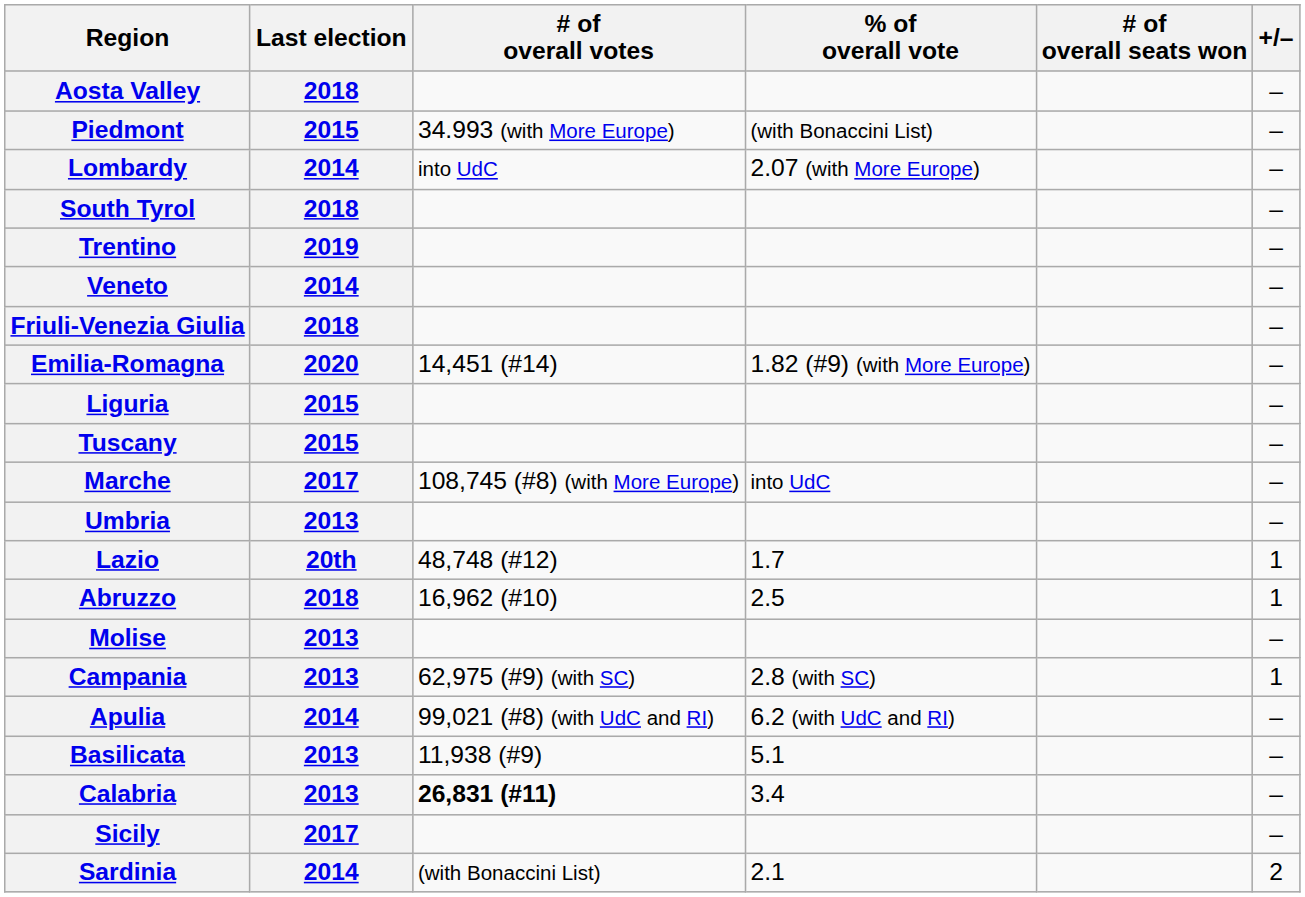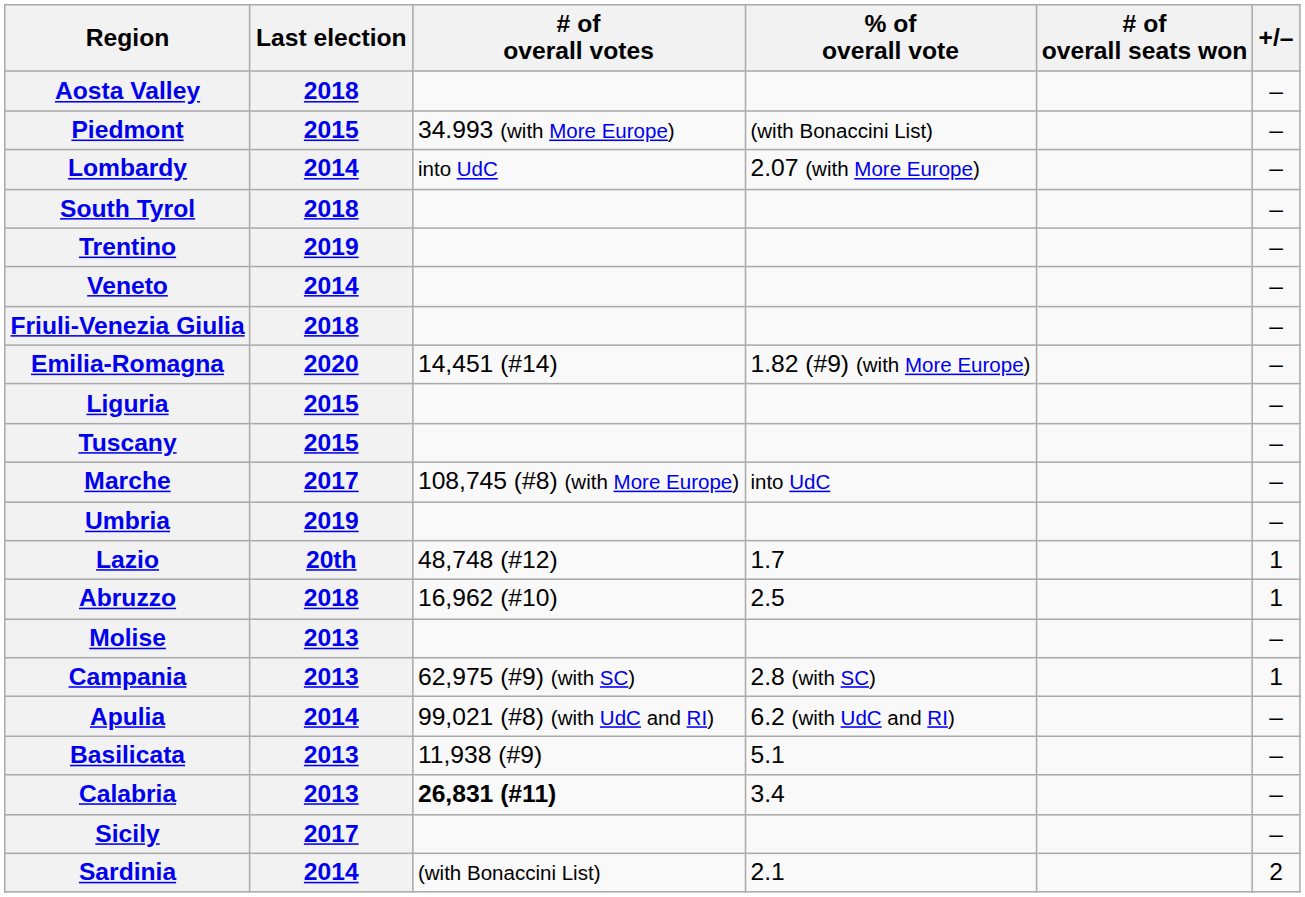(331, 520) 2013 -> (331, 520) 2019
